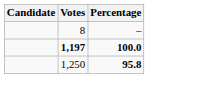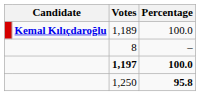+ row: (124, 30)
